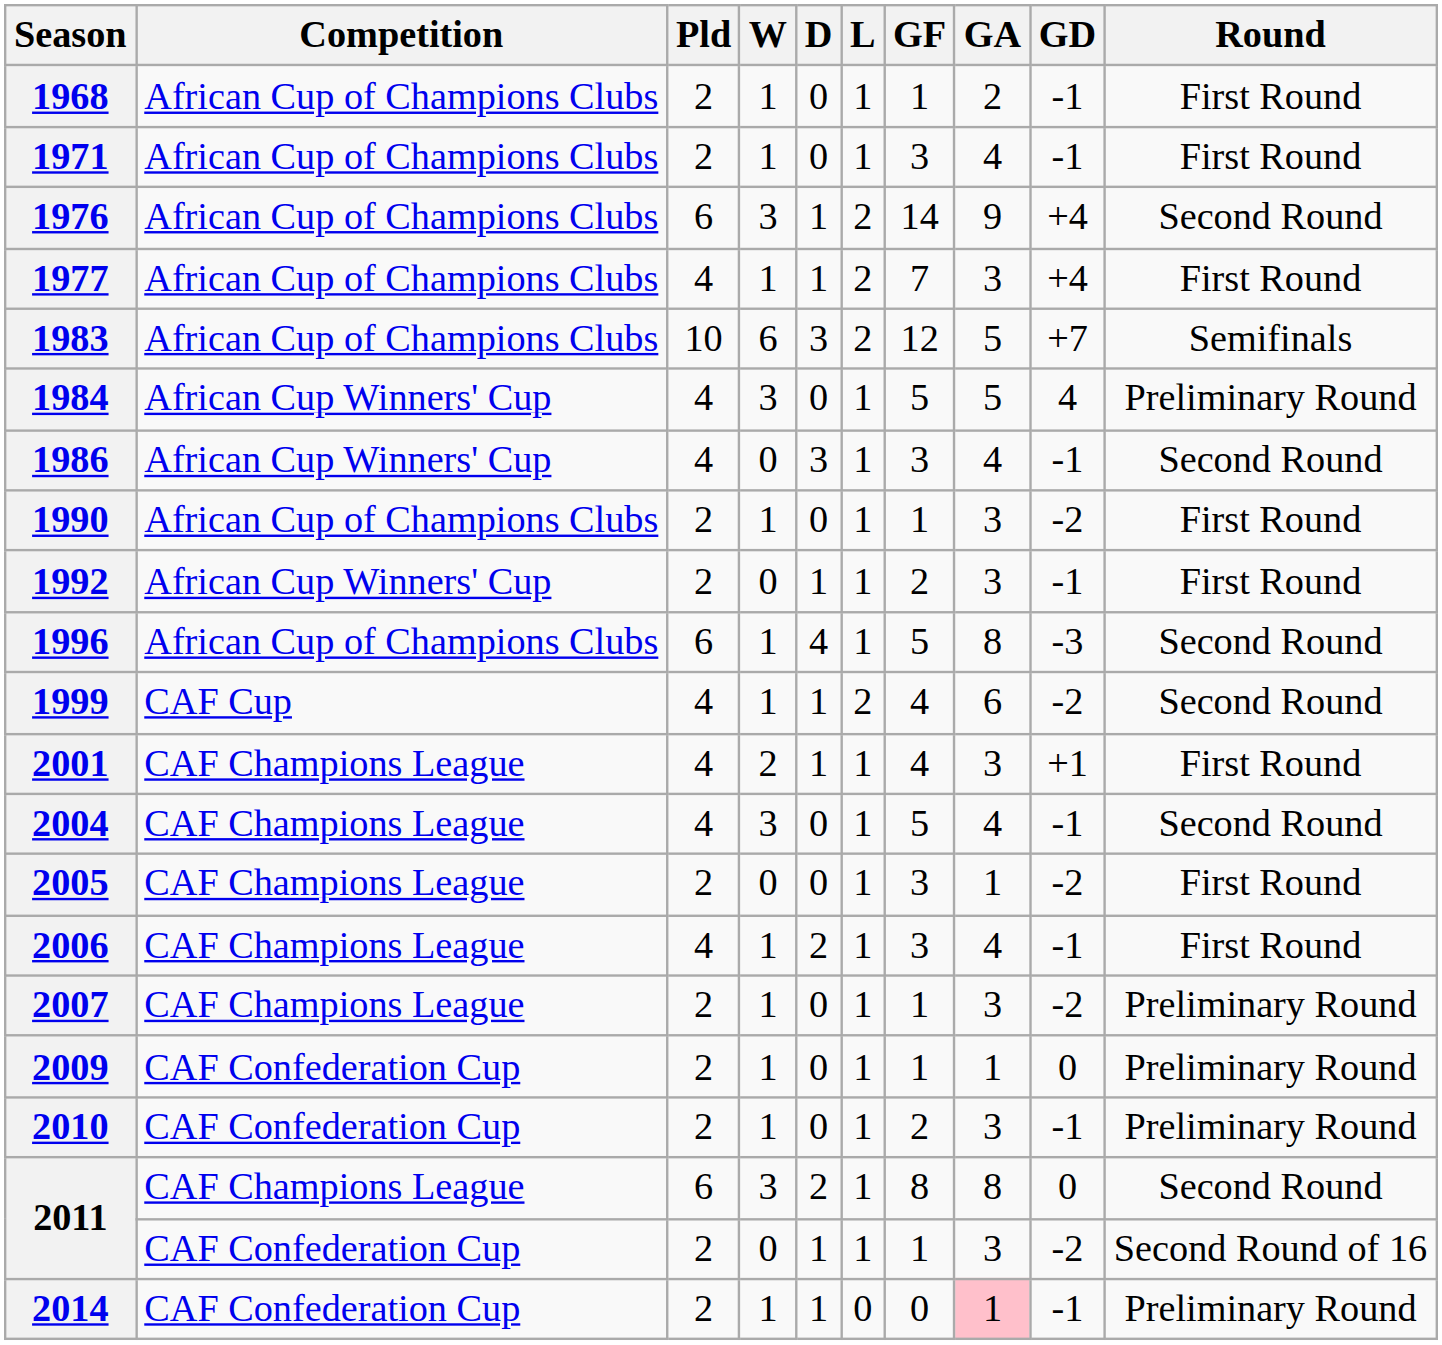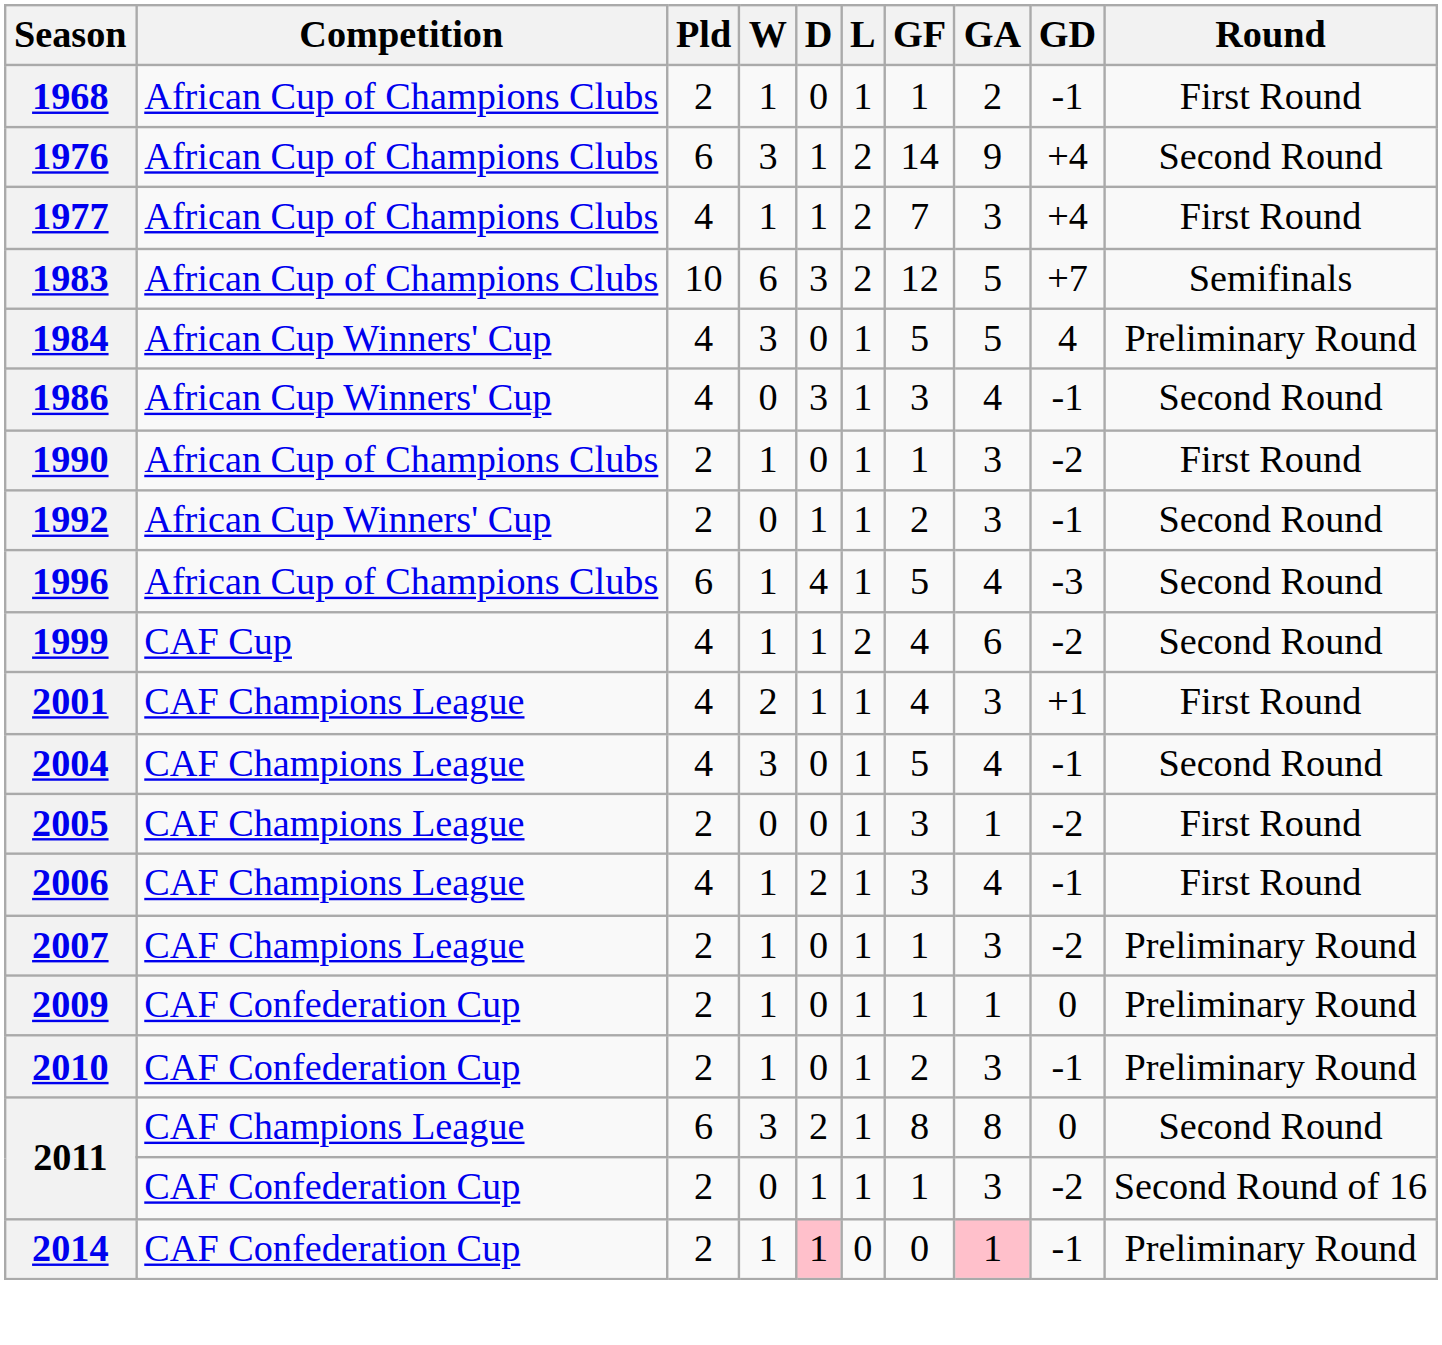- row: (70, 156)
(1270, 580) First Round -> (1270, 519) Second Round
(993, 641) 8 -> (993, 580) 4
(819, 1308) no background -> (819, 1247) pink background
